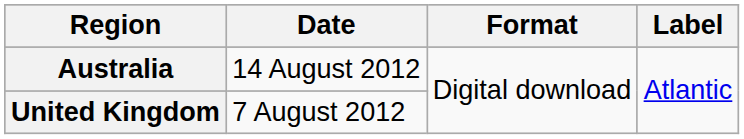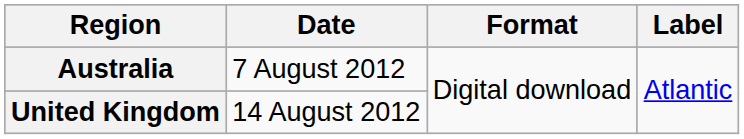(326, 68) 14 August 2012 -> (319, 68) 7 August 2012
(319, 111) 7 August 2012 -> (326, 111) 14 August 2012
